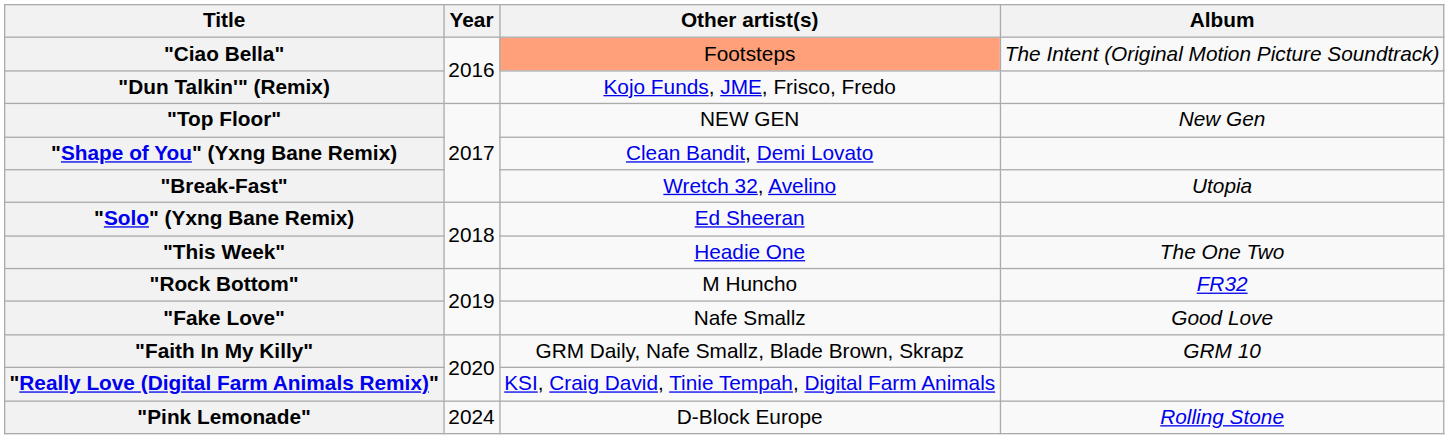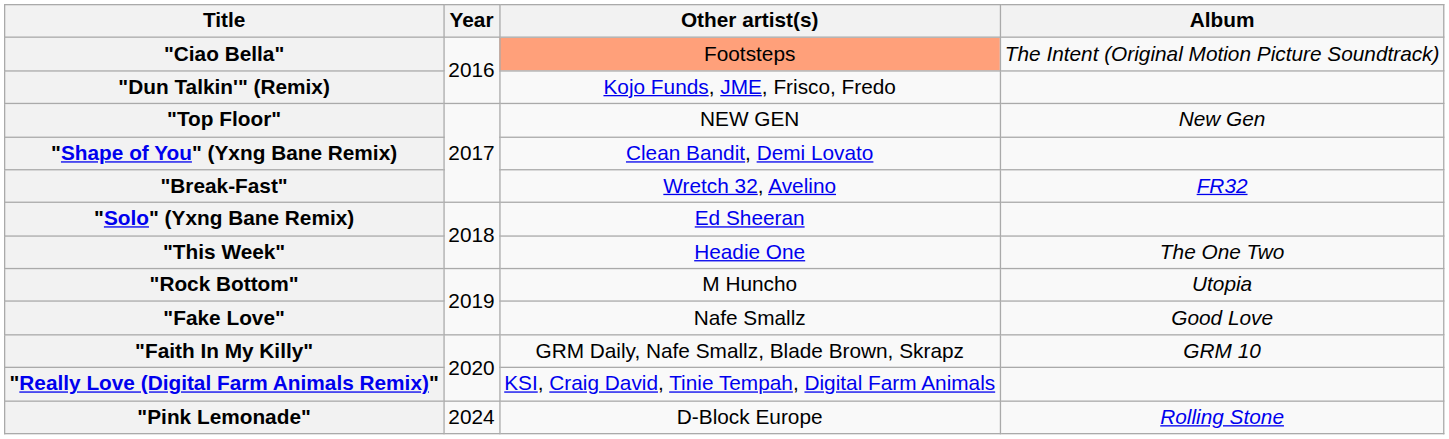(1222, 185) Utopia -> (1222, 185) FR32
(1222, 284) FR32 -> (1222, 284) Utopia
